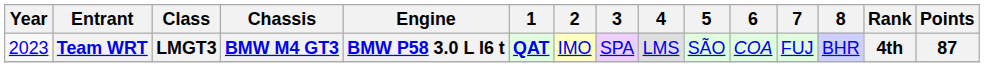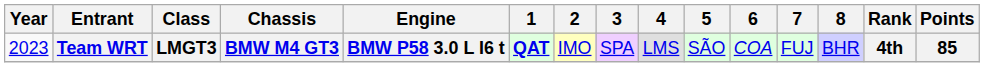(947, 47) 87 -> (947, 47) 85
